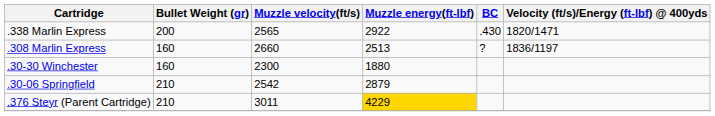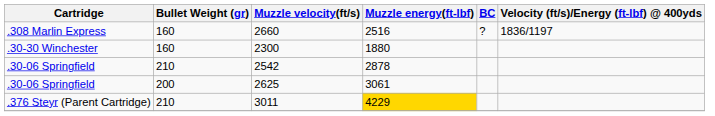- row: (267, 31)
(378, 48) 2513 -> (378, 31) 2516
(378, 84) 2879 -> (378, 66) 2878
+ row: (267, 84)
